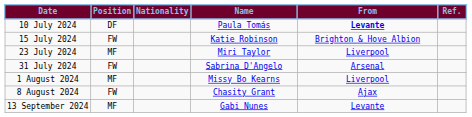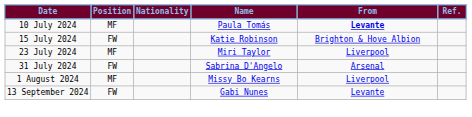(112, 25) DF -> (112, 25) MF
- row: (48, 92)
(112, 106) MF -> (112, 92) FW
